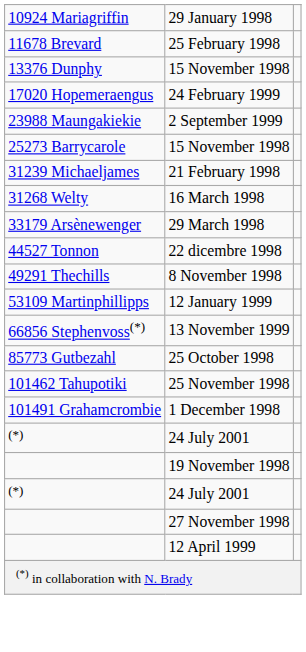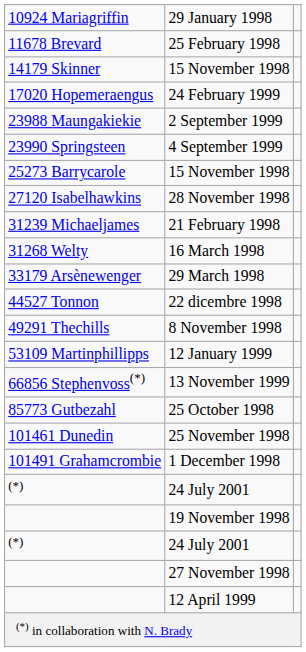- row: (55, 69)
+ row: (54, 69)
+ row: (67, 147)
+ row: (75, 199)
+ row: (61, 436)
- row: (67, 384)
